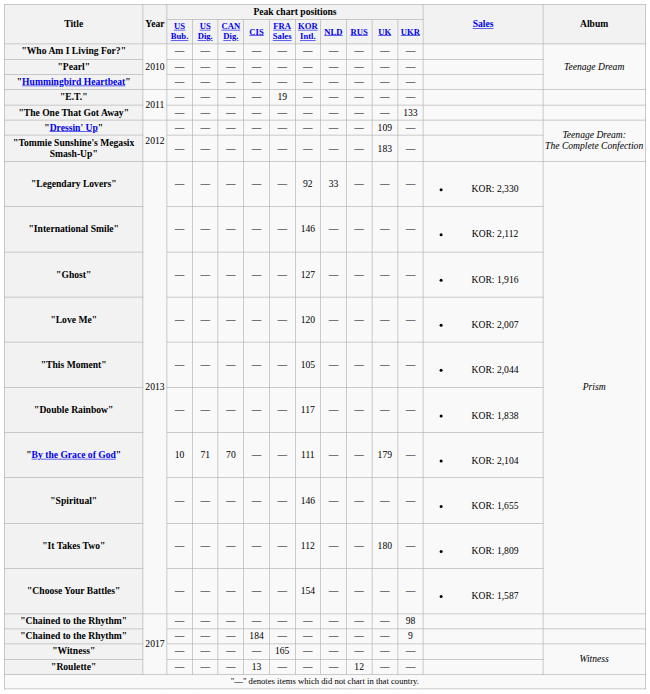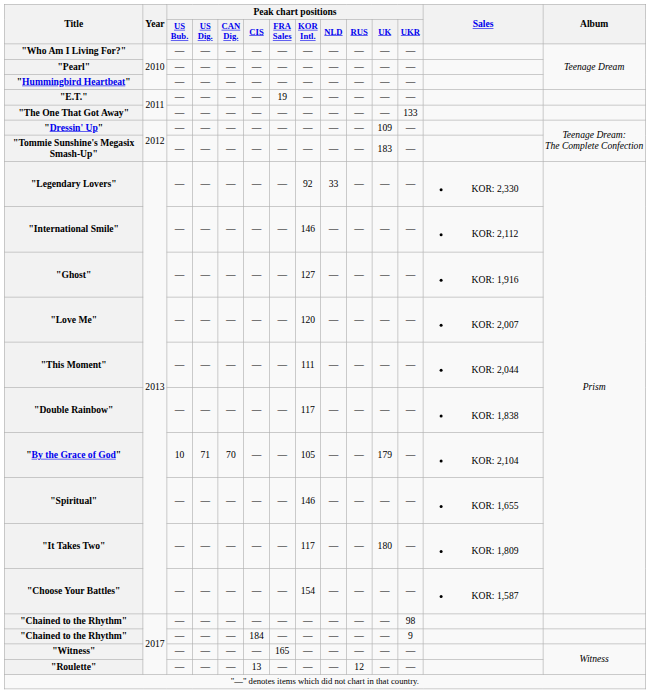(308, 365) 105 -> (308, 365) 111
(308, 455) 111 -> (308, 455) 105
(308, 545) 112 -> (308, 545) 117
